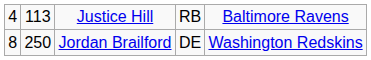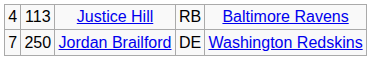(13, 42) 8 -> (13, 42) 7
